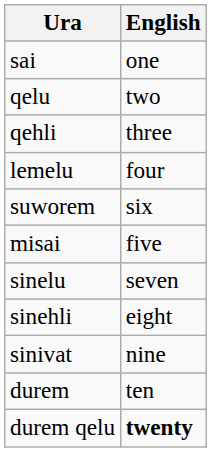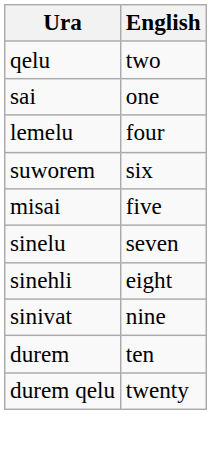rows swapped: (23, 59) <-> (30, 96)
- row: (33, 133)
(159, 427) bold -> (157, 390) normal
